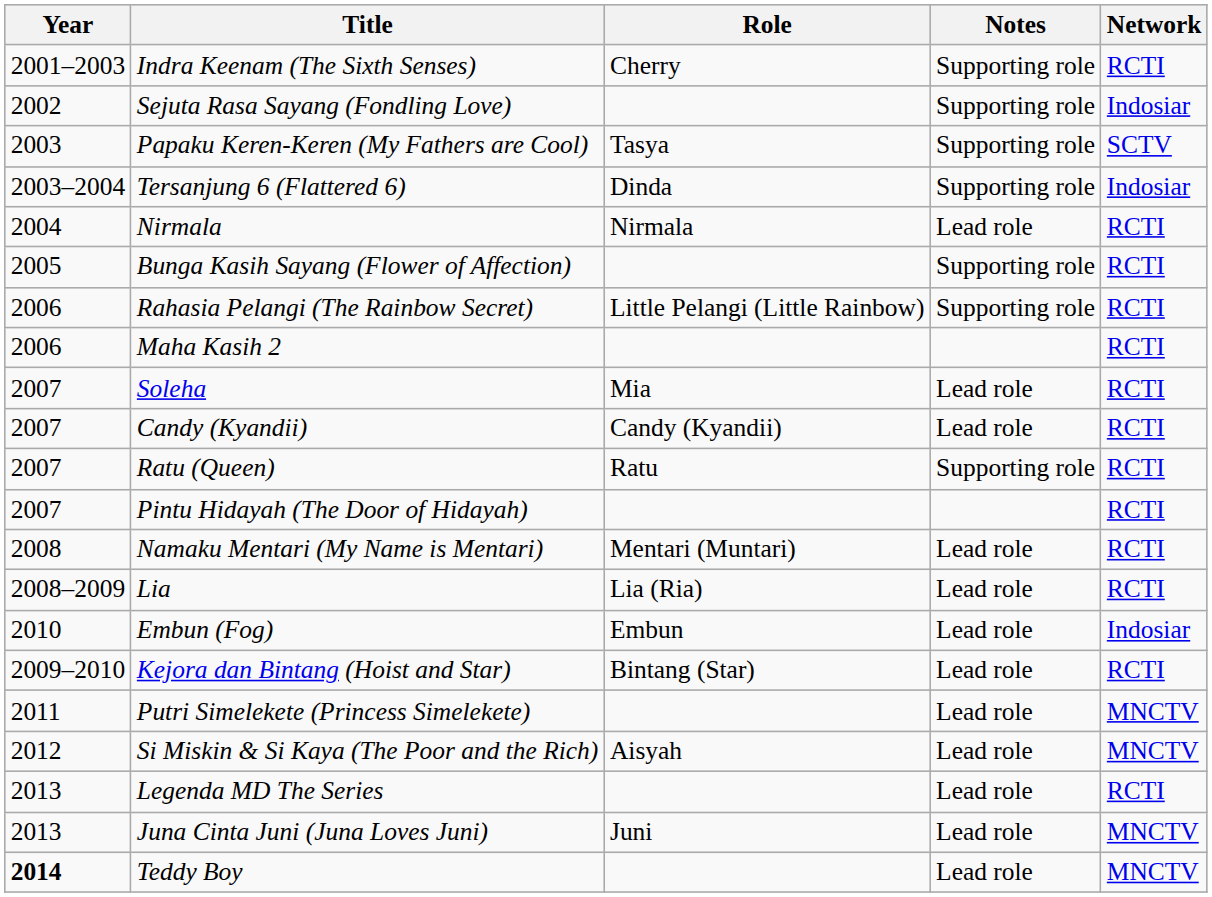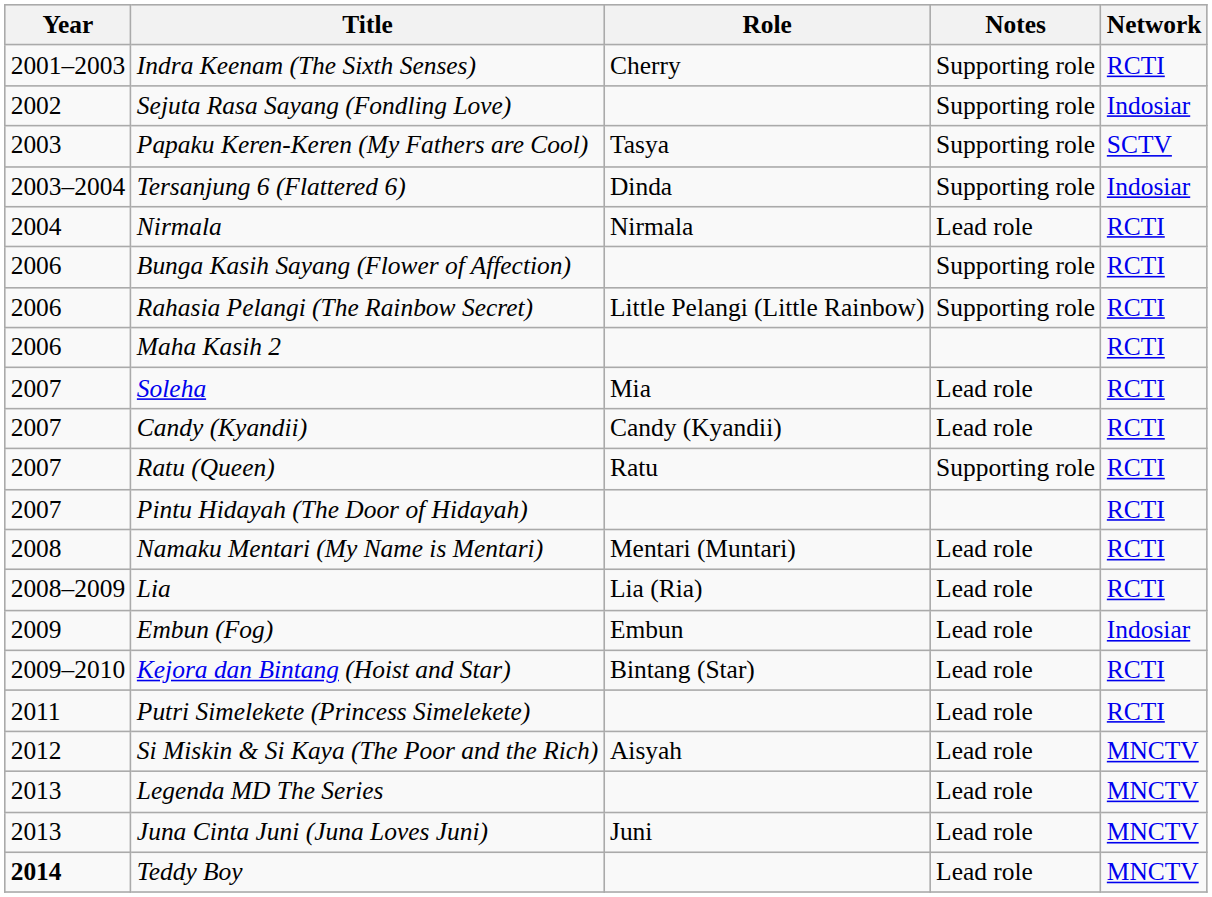(36, 266) 2005 -> (36, 266) 2006
(36, 629) 2010 -> (36, 629) 2009
(1153, 710) MNCTV -> (1136, 710) RCTI
(1136, 791) RCTI -> (1153, 791) MNCTV
